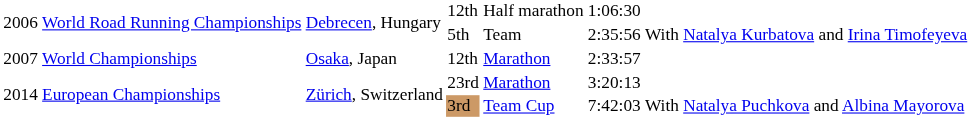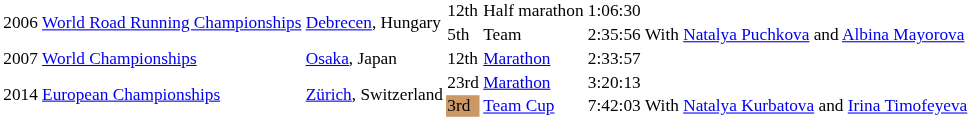(806, 34) With Natalya Kurbatova and Irina Timofeyeva -> (805, 34) With Natalya Puchkova and Albina Mayorova
(805, 105) With Natalya Puchkova and Albina Mayorova -> (806, 105) With Natalya Kurbatova and Irina Timofeyeva
